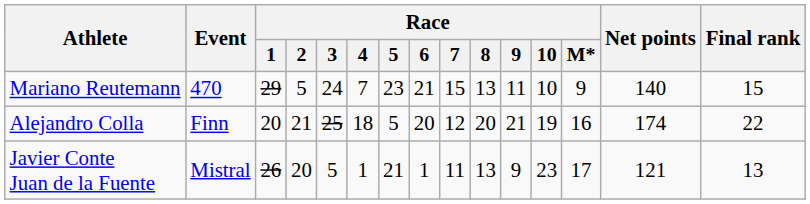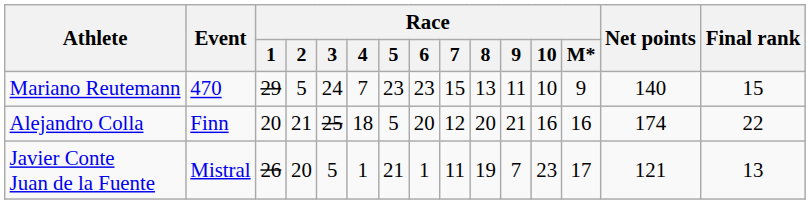(424, 89) 21 -> (424, 89) 23
(547, 123) 19 -> (547, 123) 16
(485, 170) 13 -> (485, 170) 19
(516, 170) 9 -> (516, 170) 7
